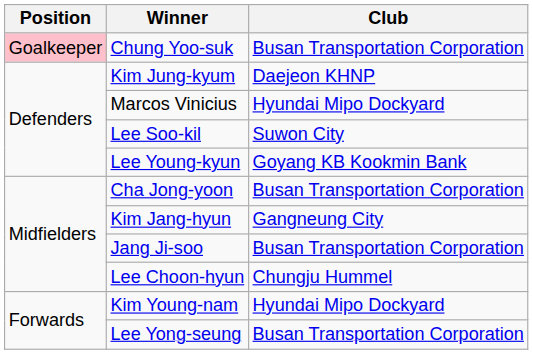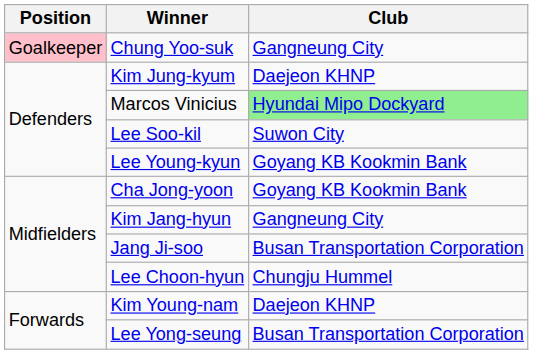(388, 47) Busan Transportation Corporation -> (318, 47) Gangneung City
(349, 104) no background -> (349, 104) lightgreen background
(388, 190) Busan Transportation Corporation -> (360, 190) Goyang KB Kookmin Bank
(349, 305) Hyundai Mipo Dockyard -> (314, 305) Daejeon KHNP
